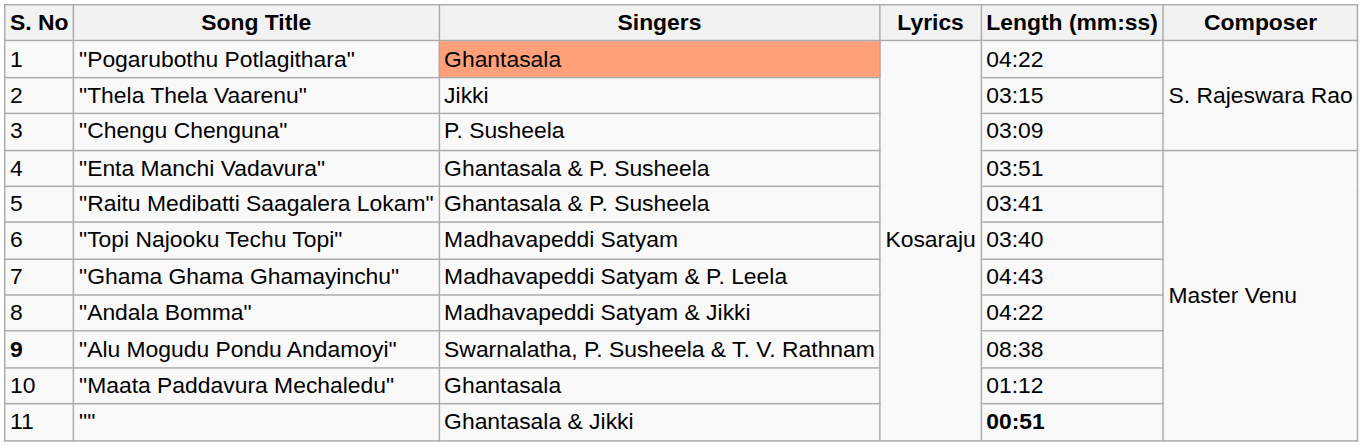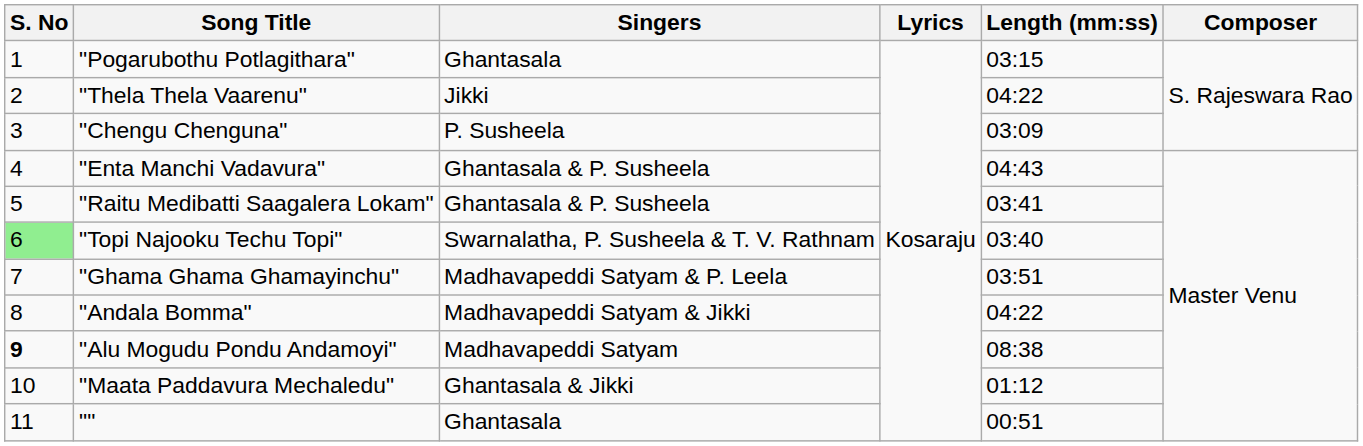(503, 58) lightsalmon background -> (503, 58) no background
(1015, 58) 04:22 -> (1015, 58) 03:15
(1015, 95) 03:15 -> (1015, 95) 04:22
(1015, 167) 03:51 -> (1015, 167) 04:43
(16, 240) no background -> (16, 240) lightgreen background
(561, 240) Madhavapeddi Satyam -> (659, 240) Swarnalatha, P. Susheela & T. V. Rathnam
(1015, 276) 04:43 -> (1015, 276) 03:51
(659, 349) Swarnalatha, P. Susheela & T. V. Rathnam -> (561, 349) Madhavapeddi Satyam
(503, 385) Ghantasala -> (539, 385) Ghantasala & Jikki
(539, 421) Ghantasala & Jikki -> (503, 421) Ghantasala
(1016, 421) bold -> (1015, 421) normal
